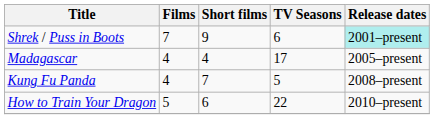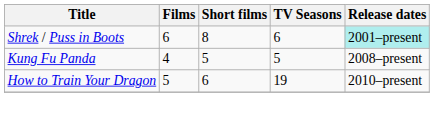(166, 37) 7 -> (166, 37) 6
(205, 37) 9 -> (205, 37) 8
- row: (42, 59)
(205, 80) 7 -> (205, 59) 5
(280, 102) 22 -> (280, 80) 19
